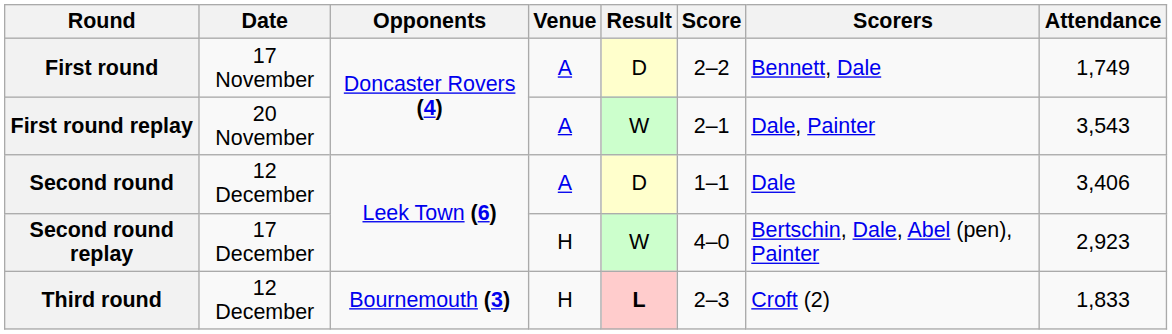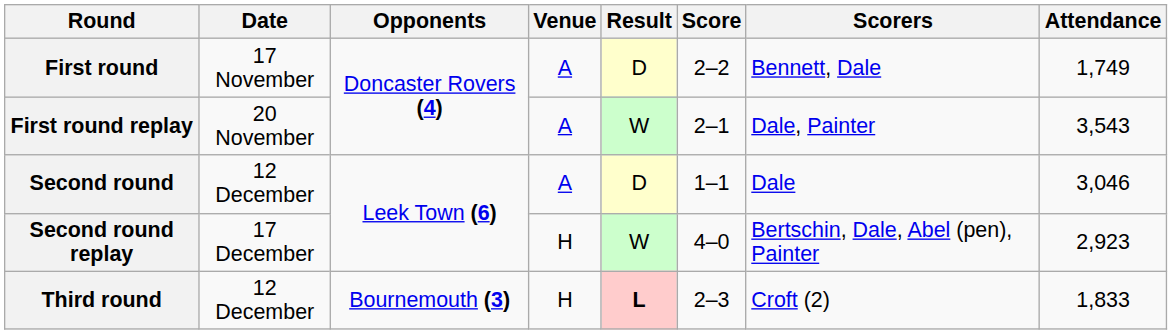(1103, 183) 3,406 -> (1103, 183) 3,046
